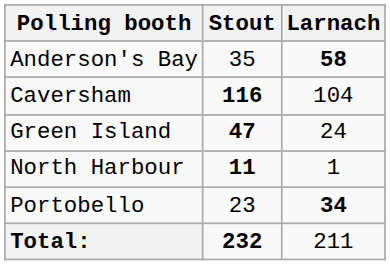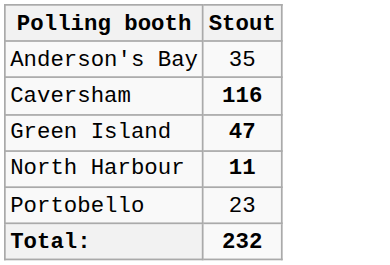- column: (333, 23)
